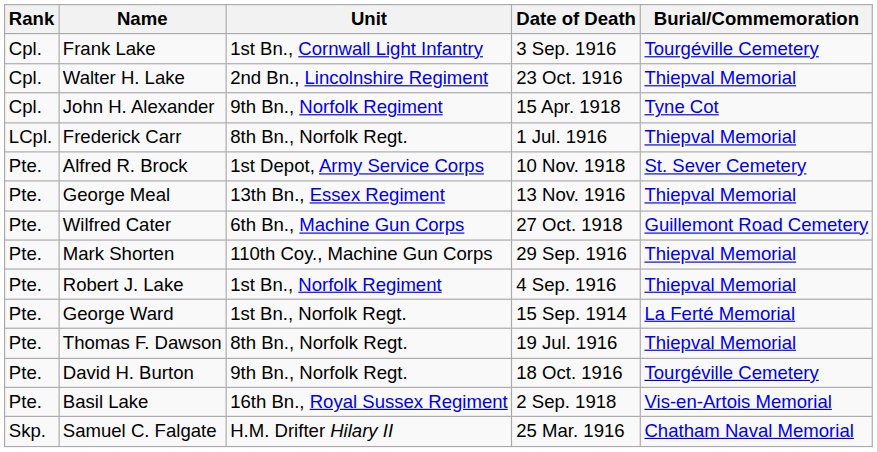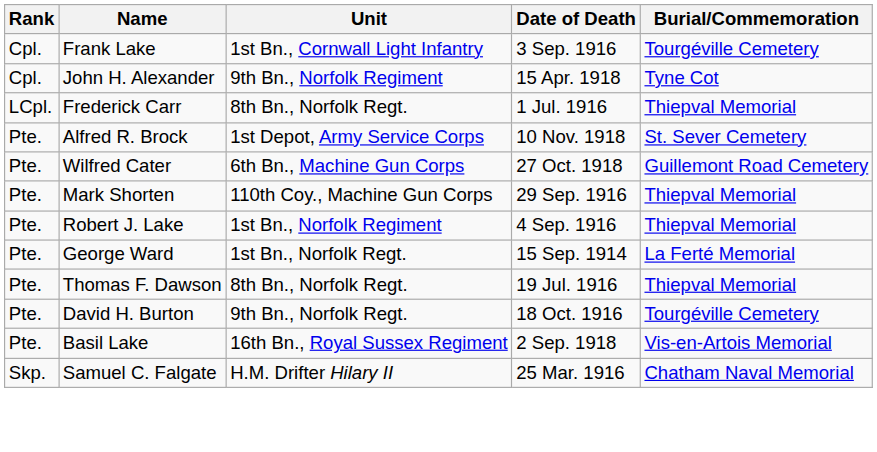- row: (124, 78)
- row: (116, 195)
